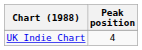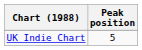(112, 38) 4 -> (112, 38) 5
